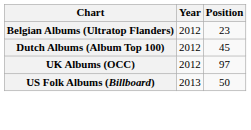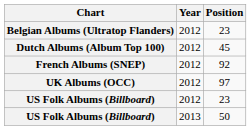+ row: (90, 64)
+ row: (90, 99)
